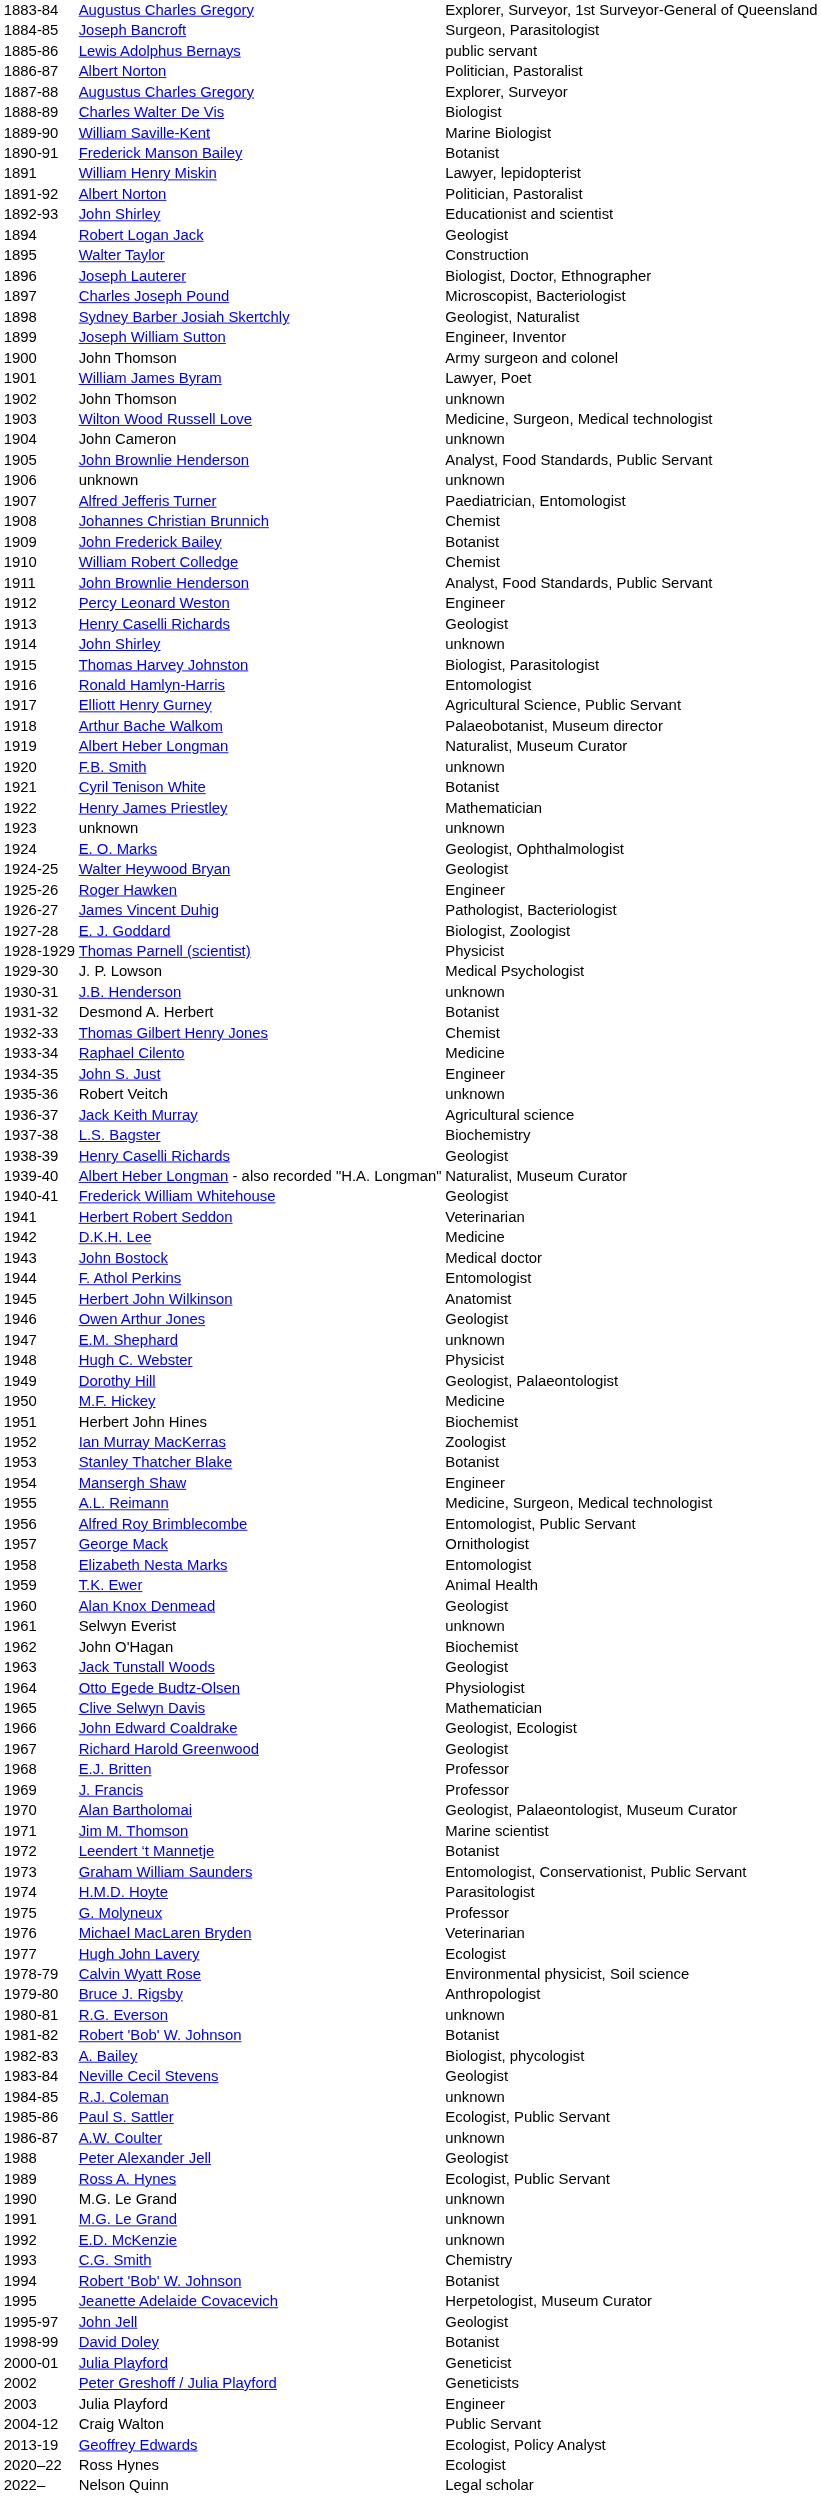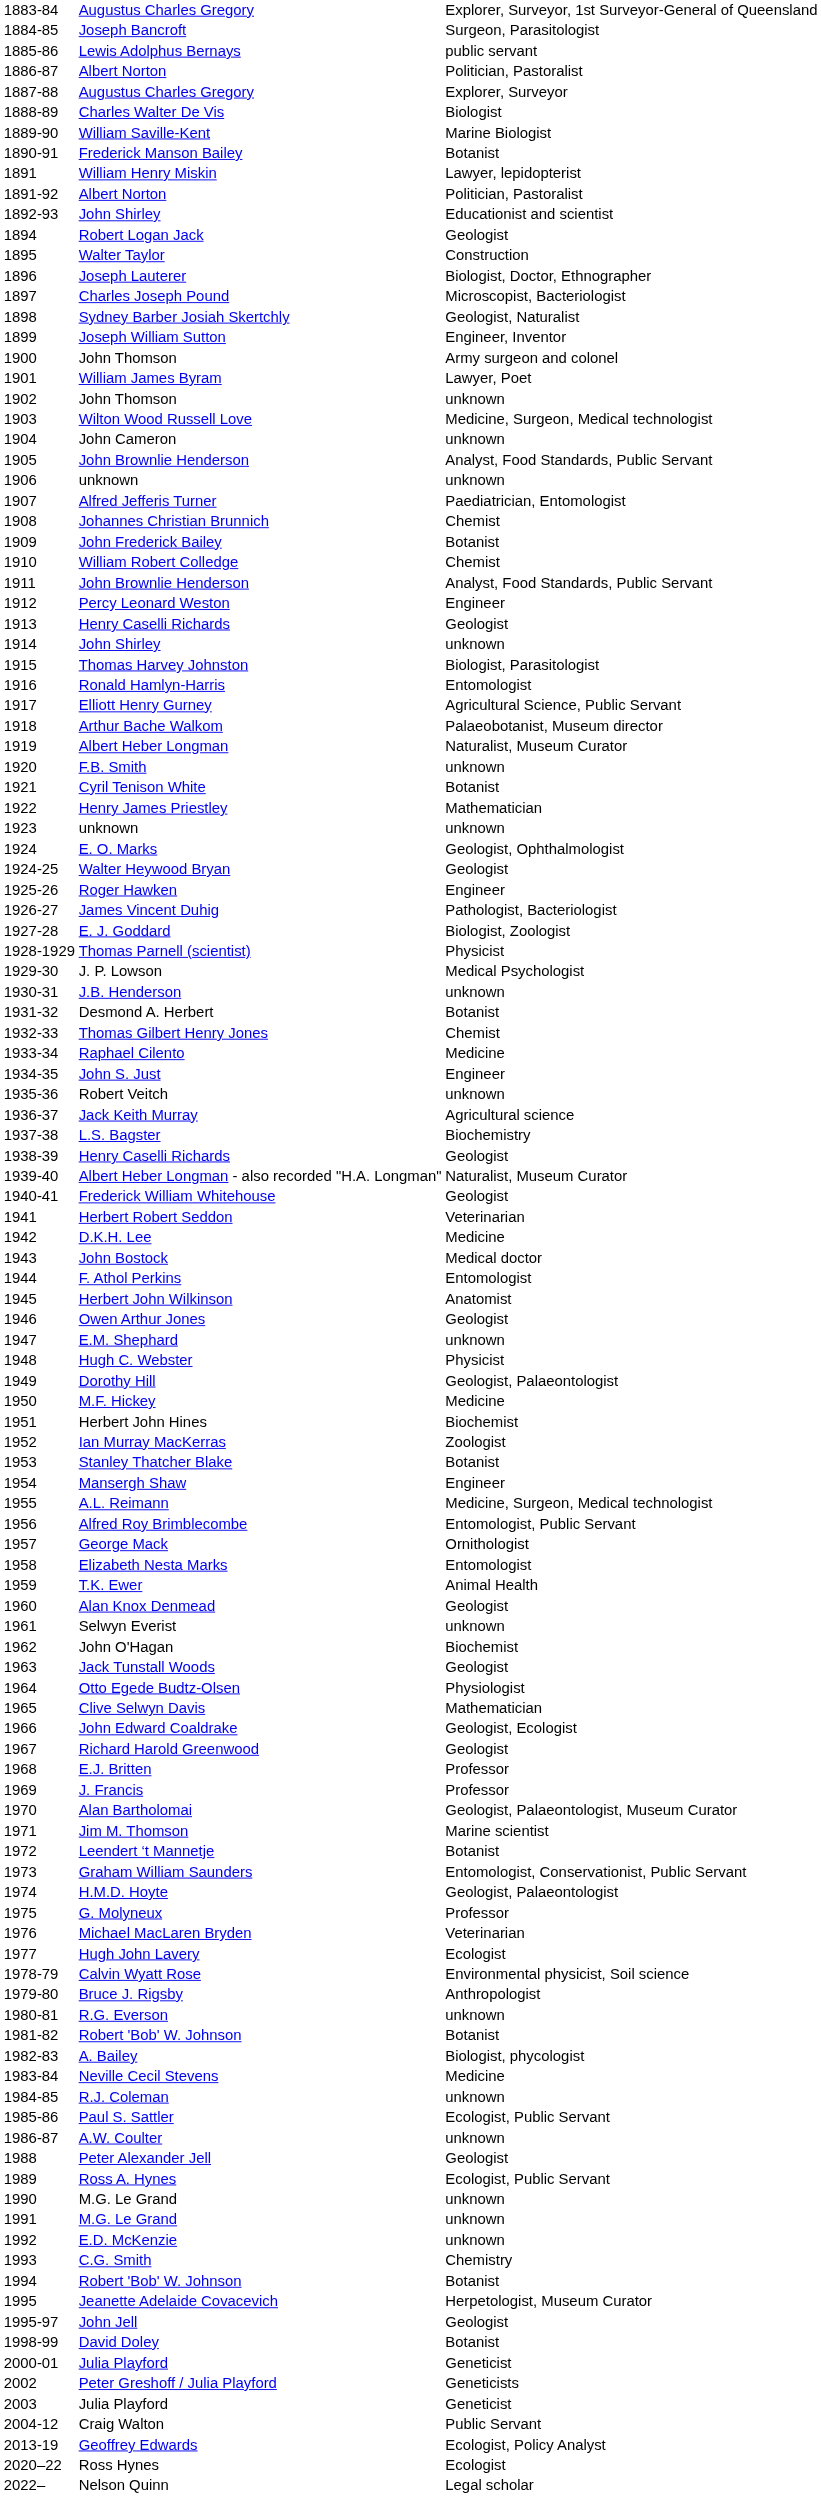(490, 1892) Parasitologist -> (532, 1892) Geologist, Palaeontologist
(477, 2076) Geologist -> (475, 2076) Medicine
(475, 2404) Engineer -> (478, 2404) Geneticist
